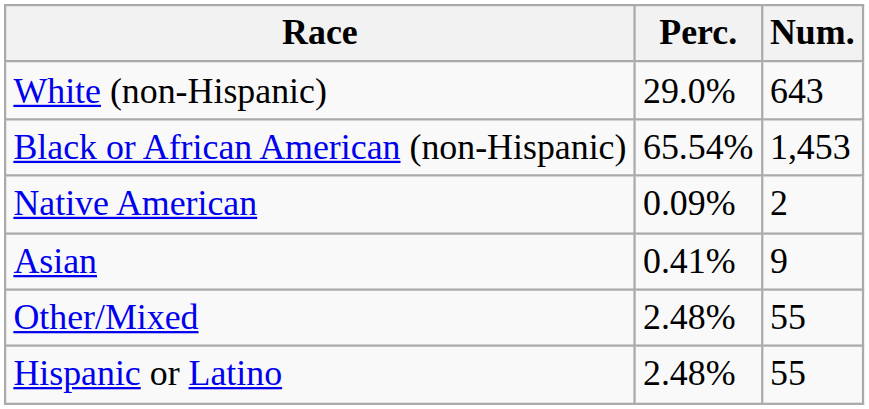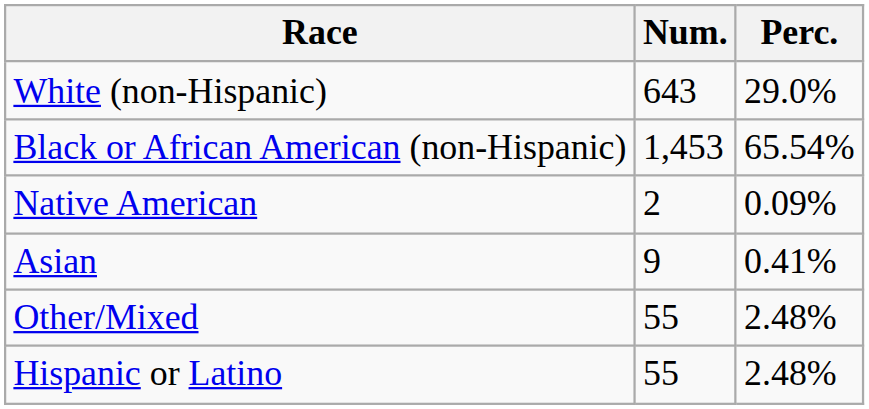columns swapped: (812, 32) <-> (698, 32)
